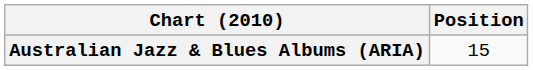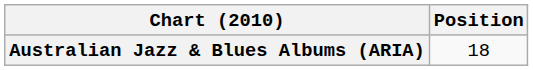(479, 50) 15 -> (479, 50) 18
